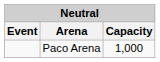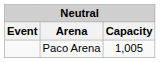(129, 48) 1,000 -> (129, 48) 1,005
